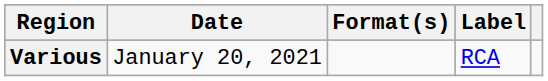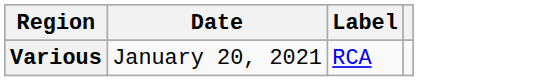- column: (391, 23)
